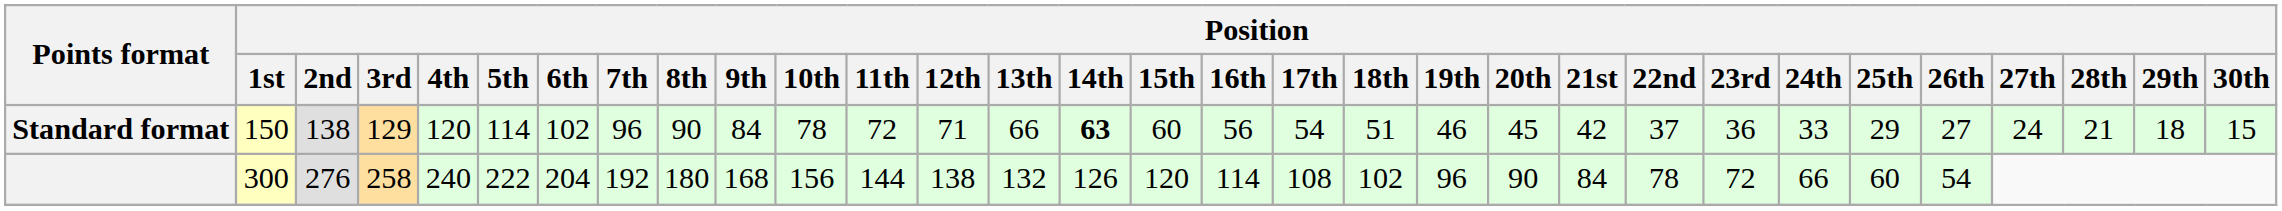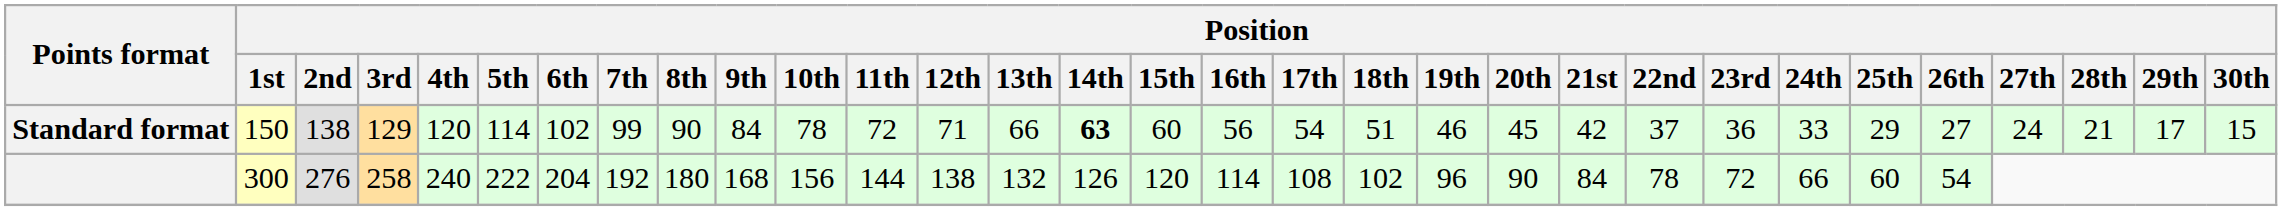(627, 128) 96 -> (627, 128) 99
(2170, 128) 18 -> (2170, 128) 17
